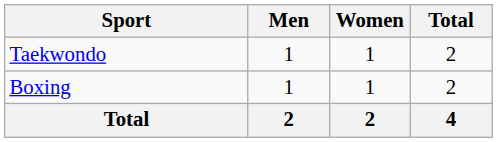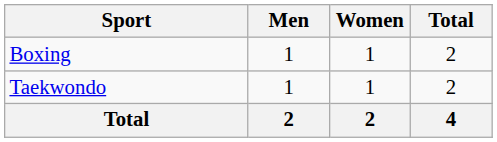rows swapped: (40, 86) <-> (58, 53)
